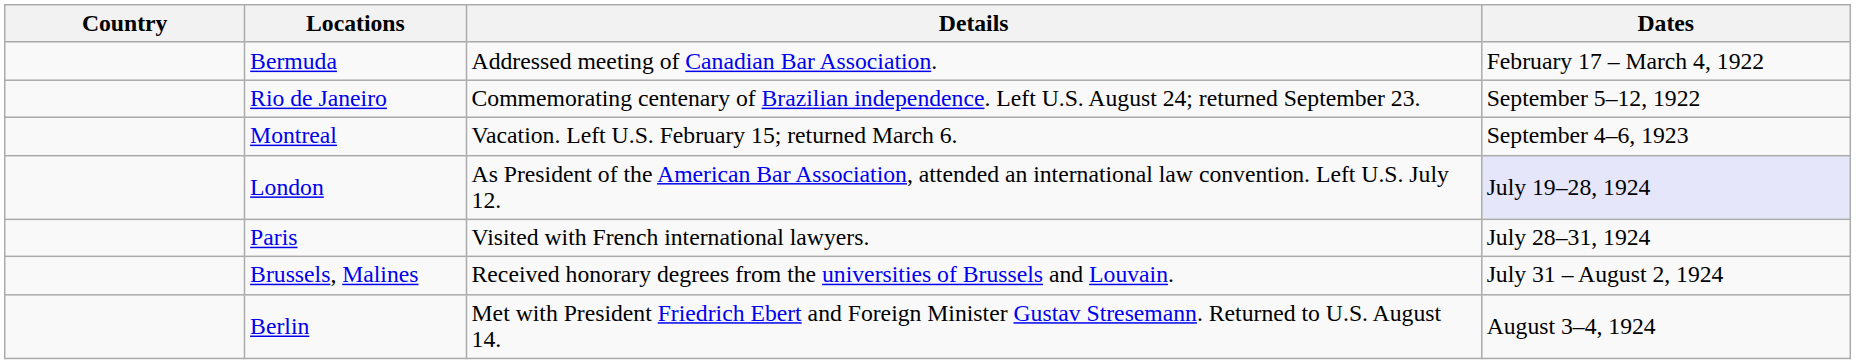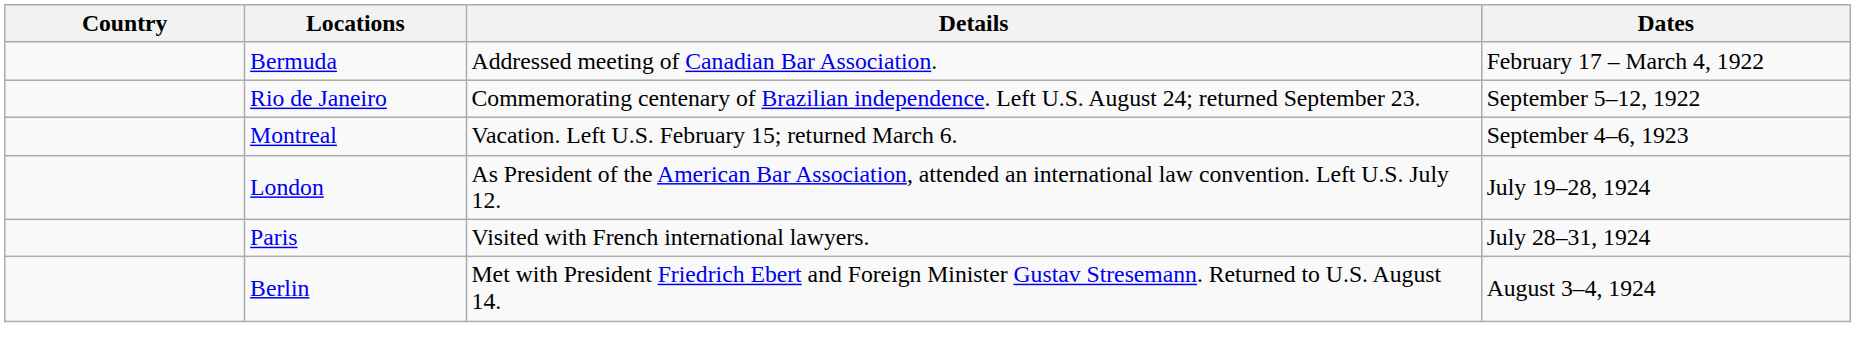(1569, 186) lavender background -> (1569, 186) no background
- row: (334, 275)
